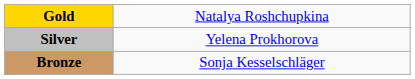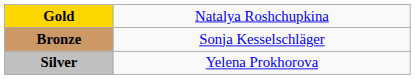rows swapped: (59, 39) <-> (59, 62)
